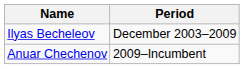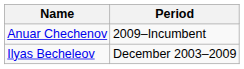rows swapped: (51, 34) <-> (57, 53)
